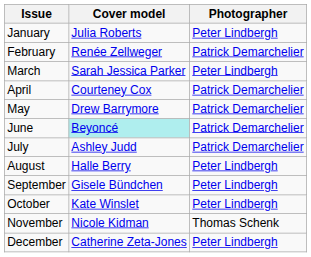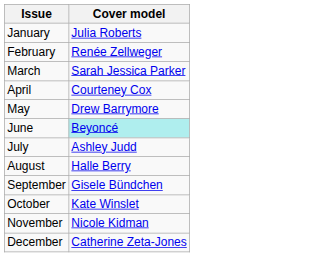- column: (248, 14)
